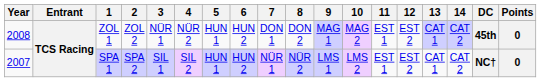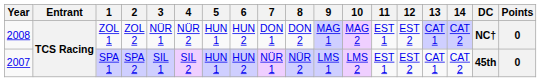(486, 35) 45th -> (486, 35) NC†
(486, 63) NC† -> (486, 63) 45th
